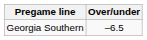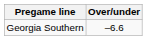(114, 27) –6.5 -> (114, 27) –6.6
